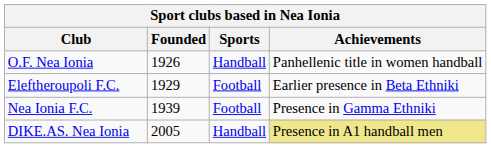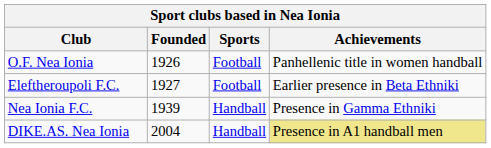(239, 62) Handball -> (237, 62) Football
(166, 85) 1929 -> (166, 85) 1927
(237, 108) Football -> (239, 108) Handball
(166, 131) 2005 -> (166, 131) 2004
